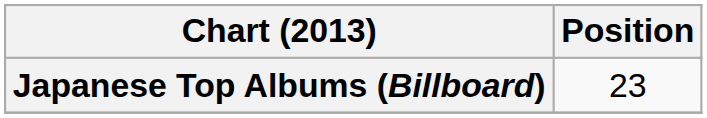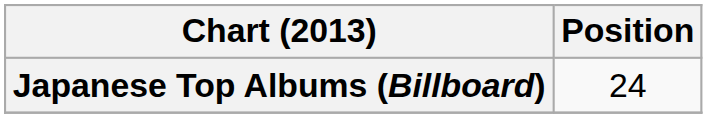(628, 84) 23 -> (628, 84) 24
